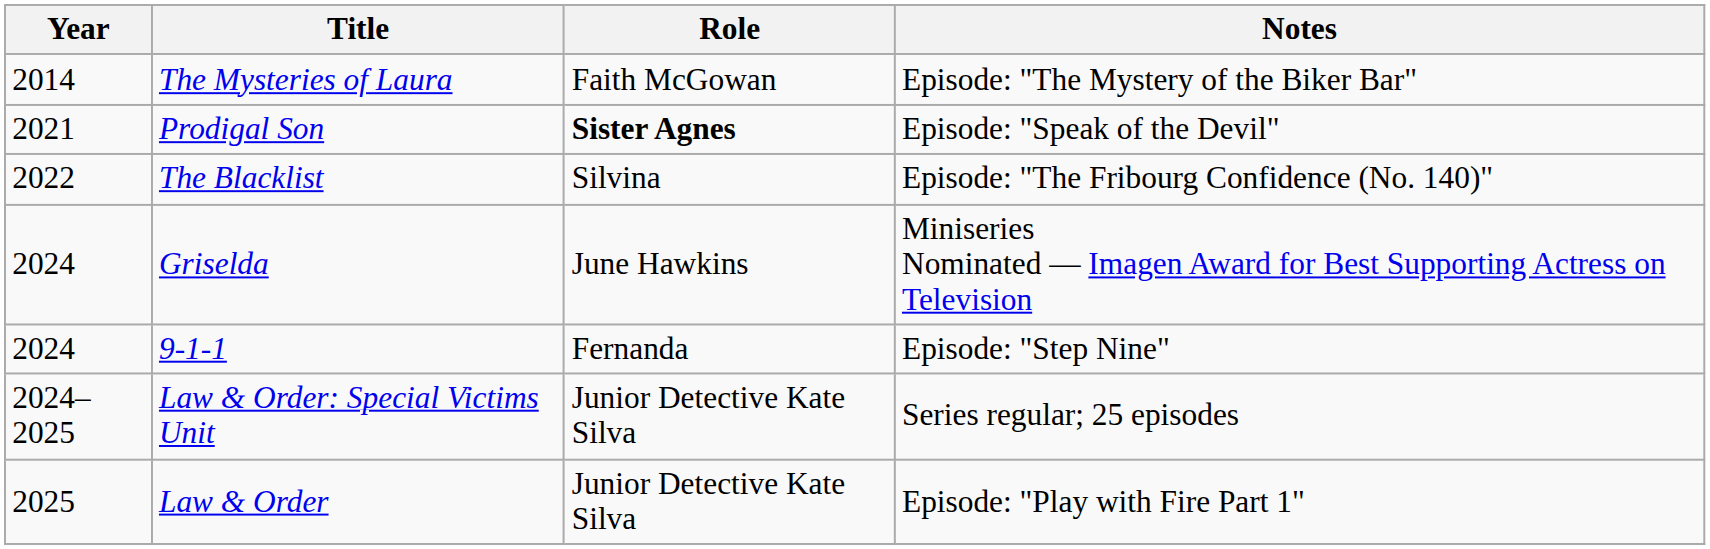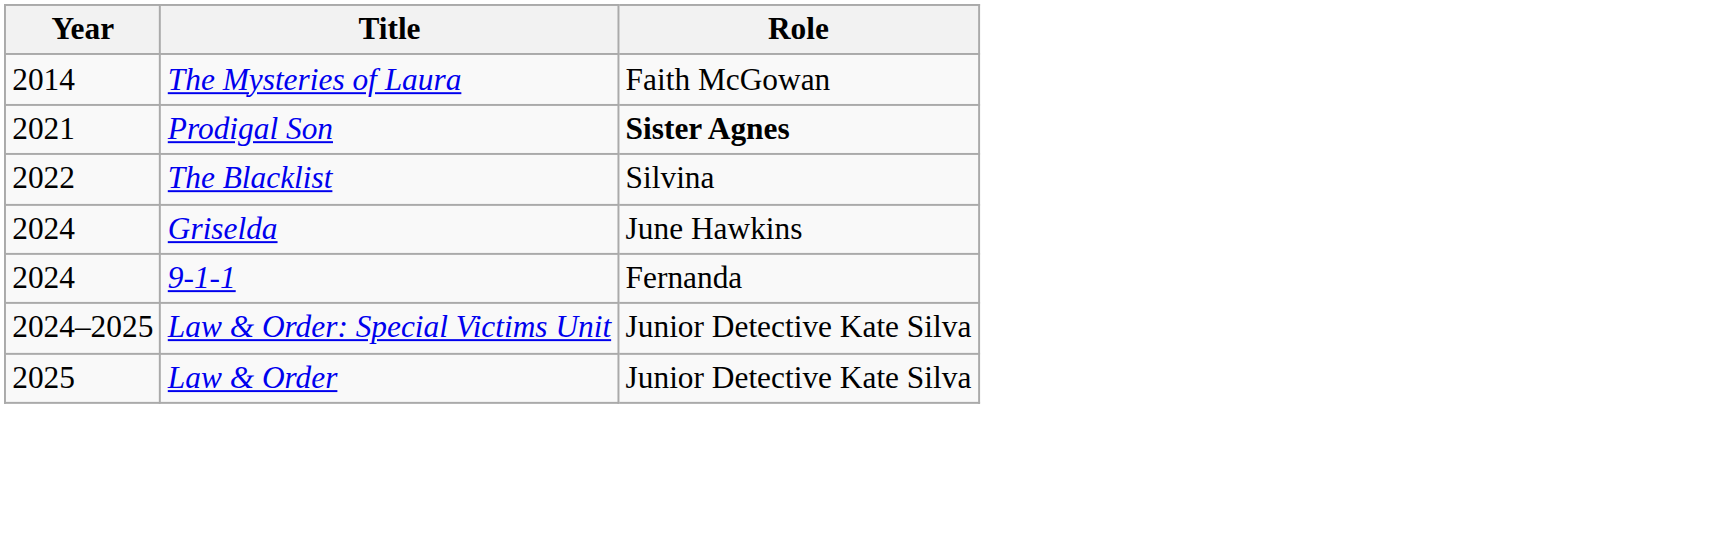- column: (1300, 29)
